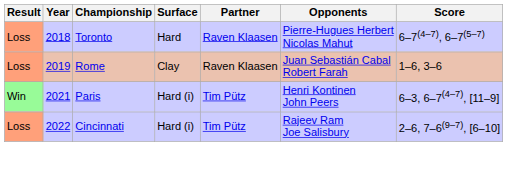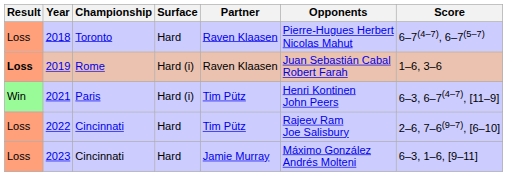(19, 66) normal -> (20, 66) bold
(168, 66) Clay -> (176, 66) Hard (i)
(176, 126) Hard (i) -> (169, 126) Hard
+ row: (58, 156)
